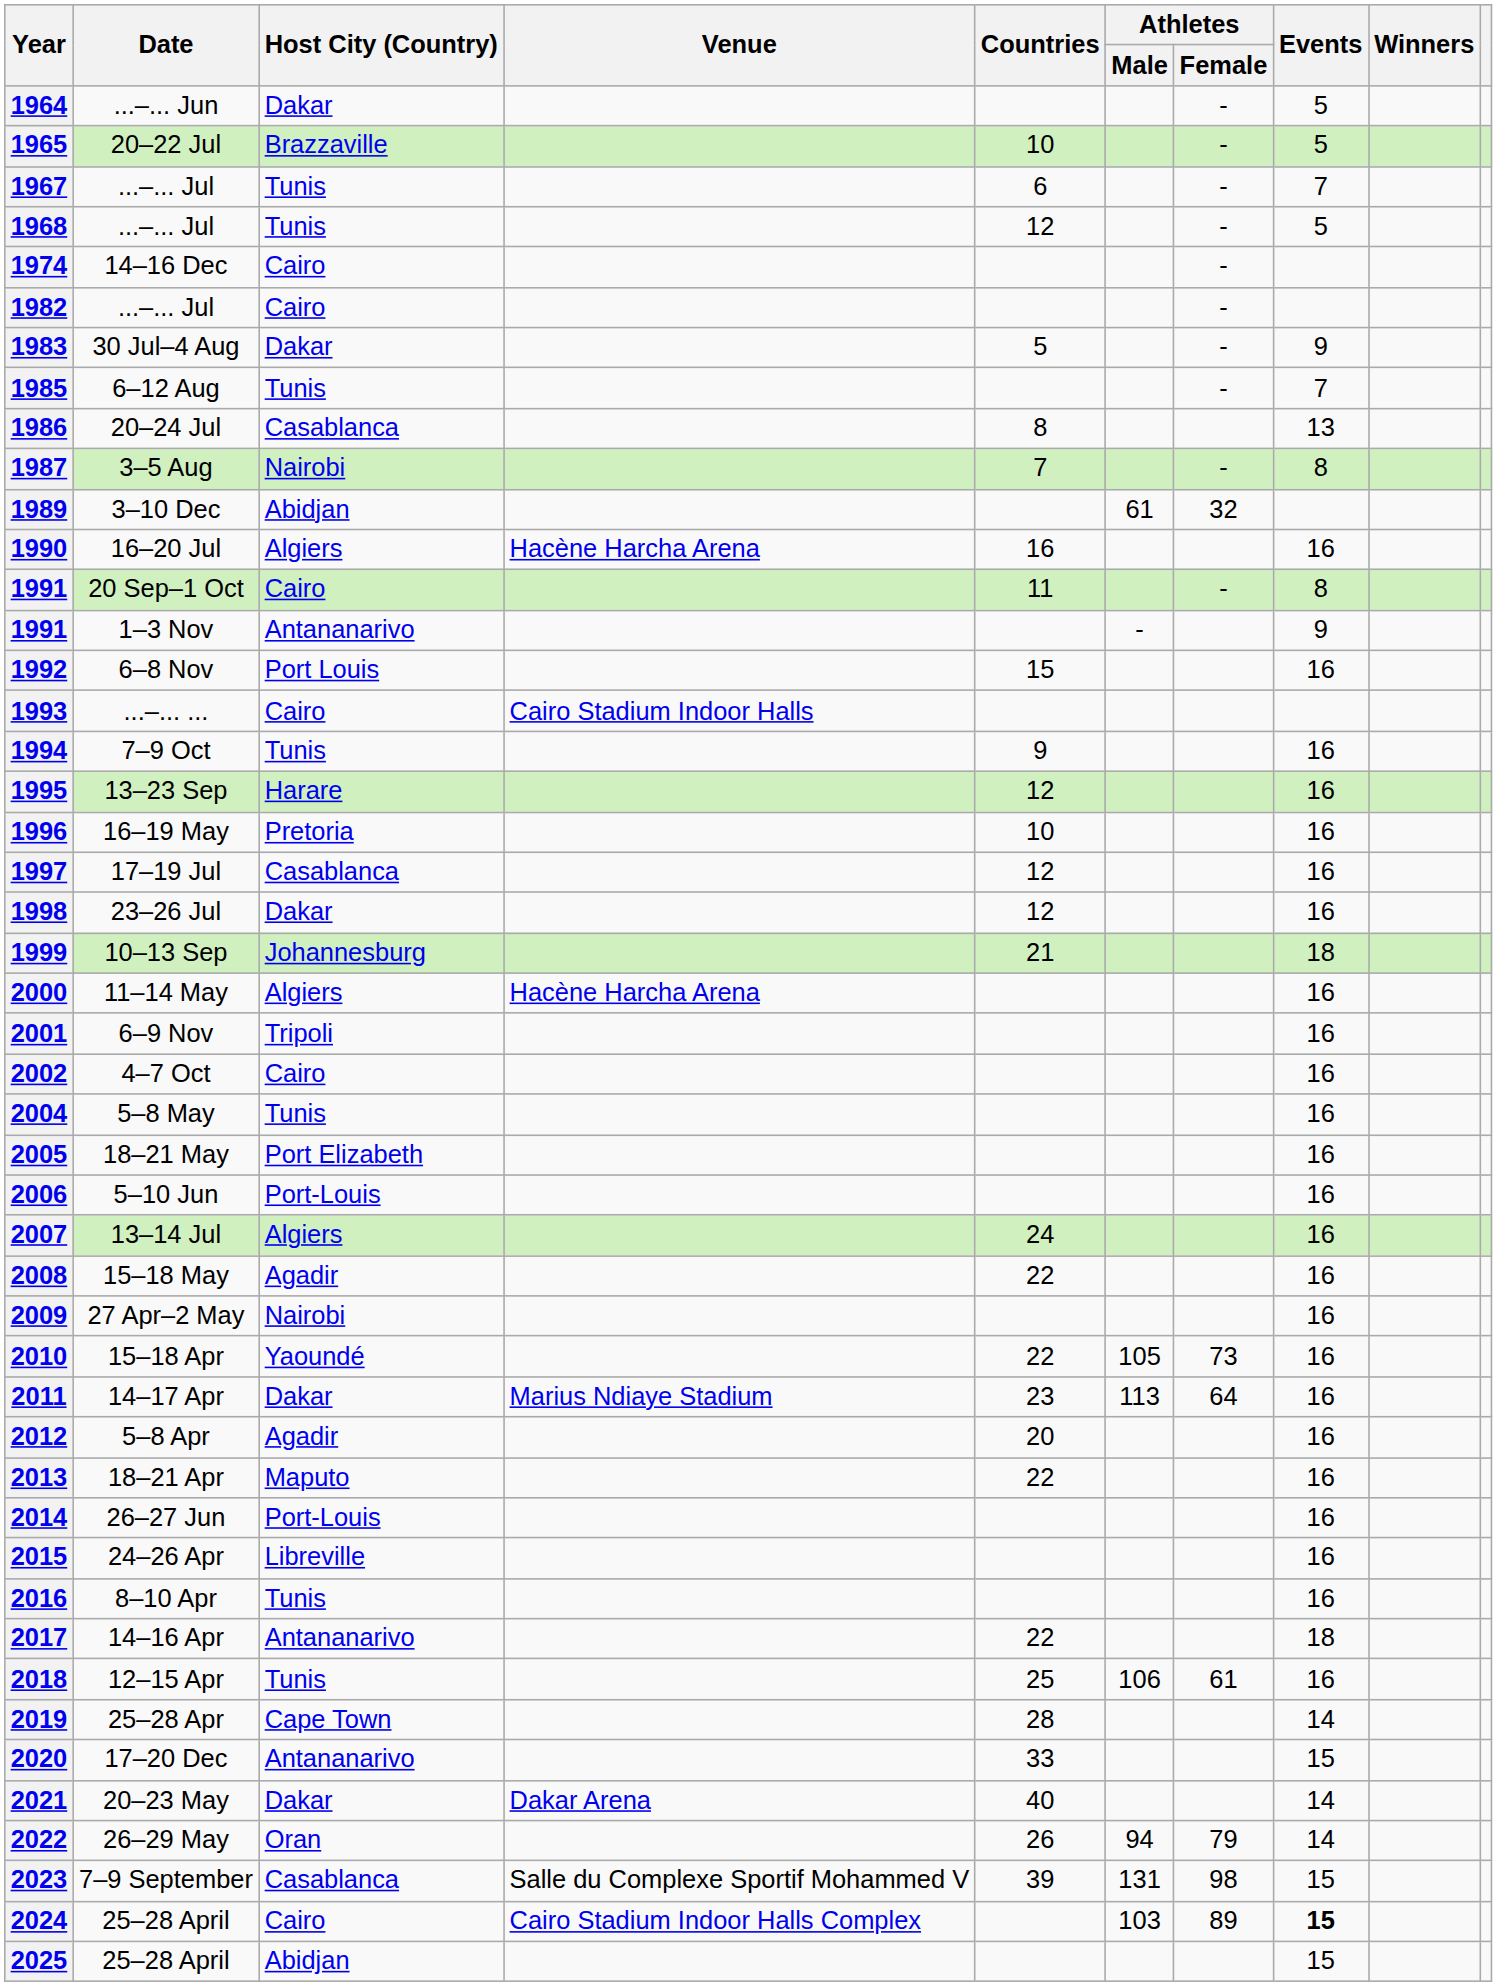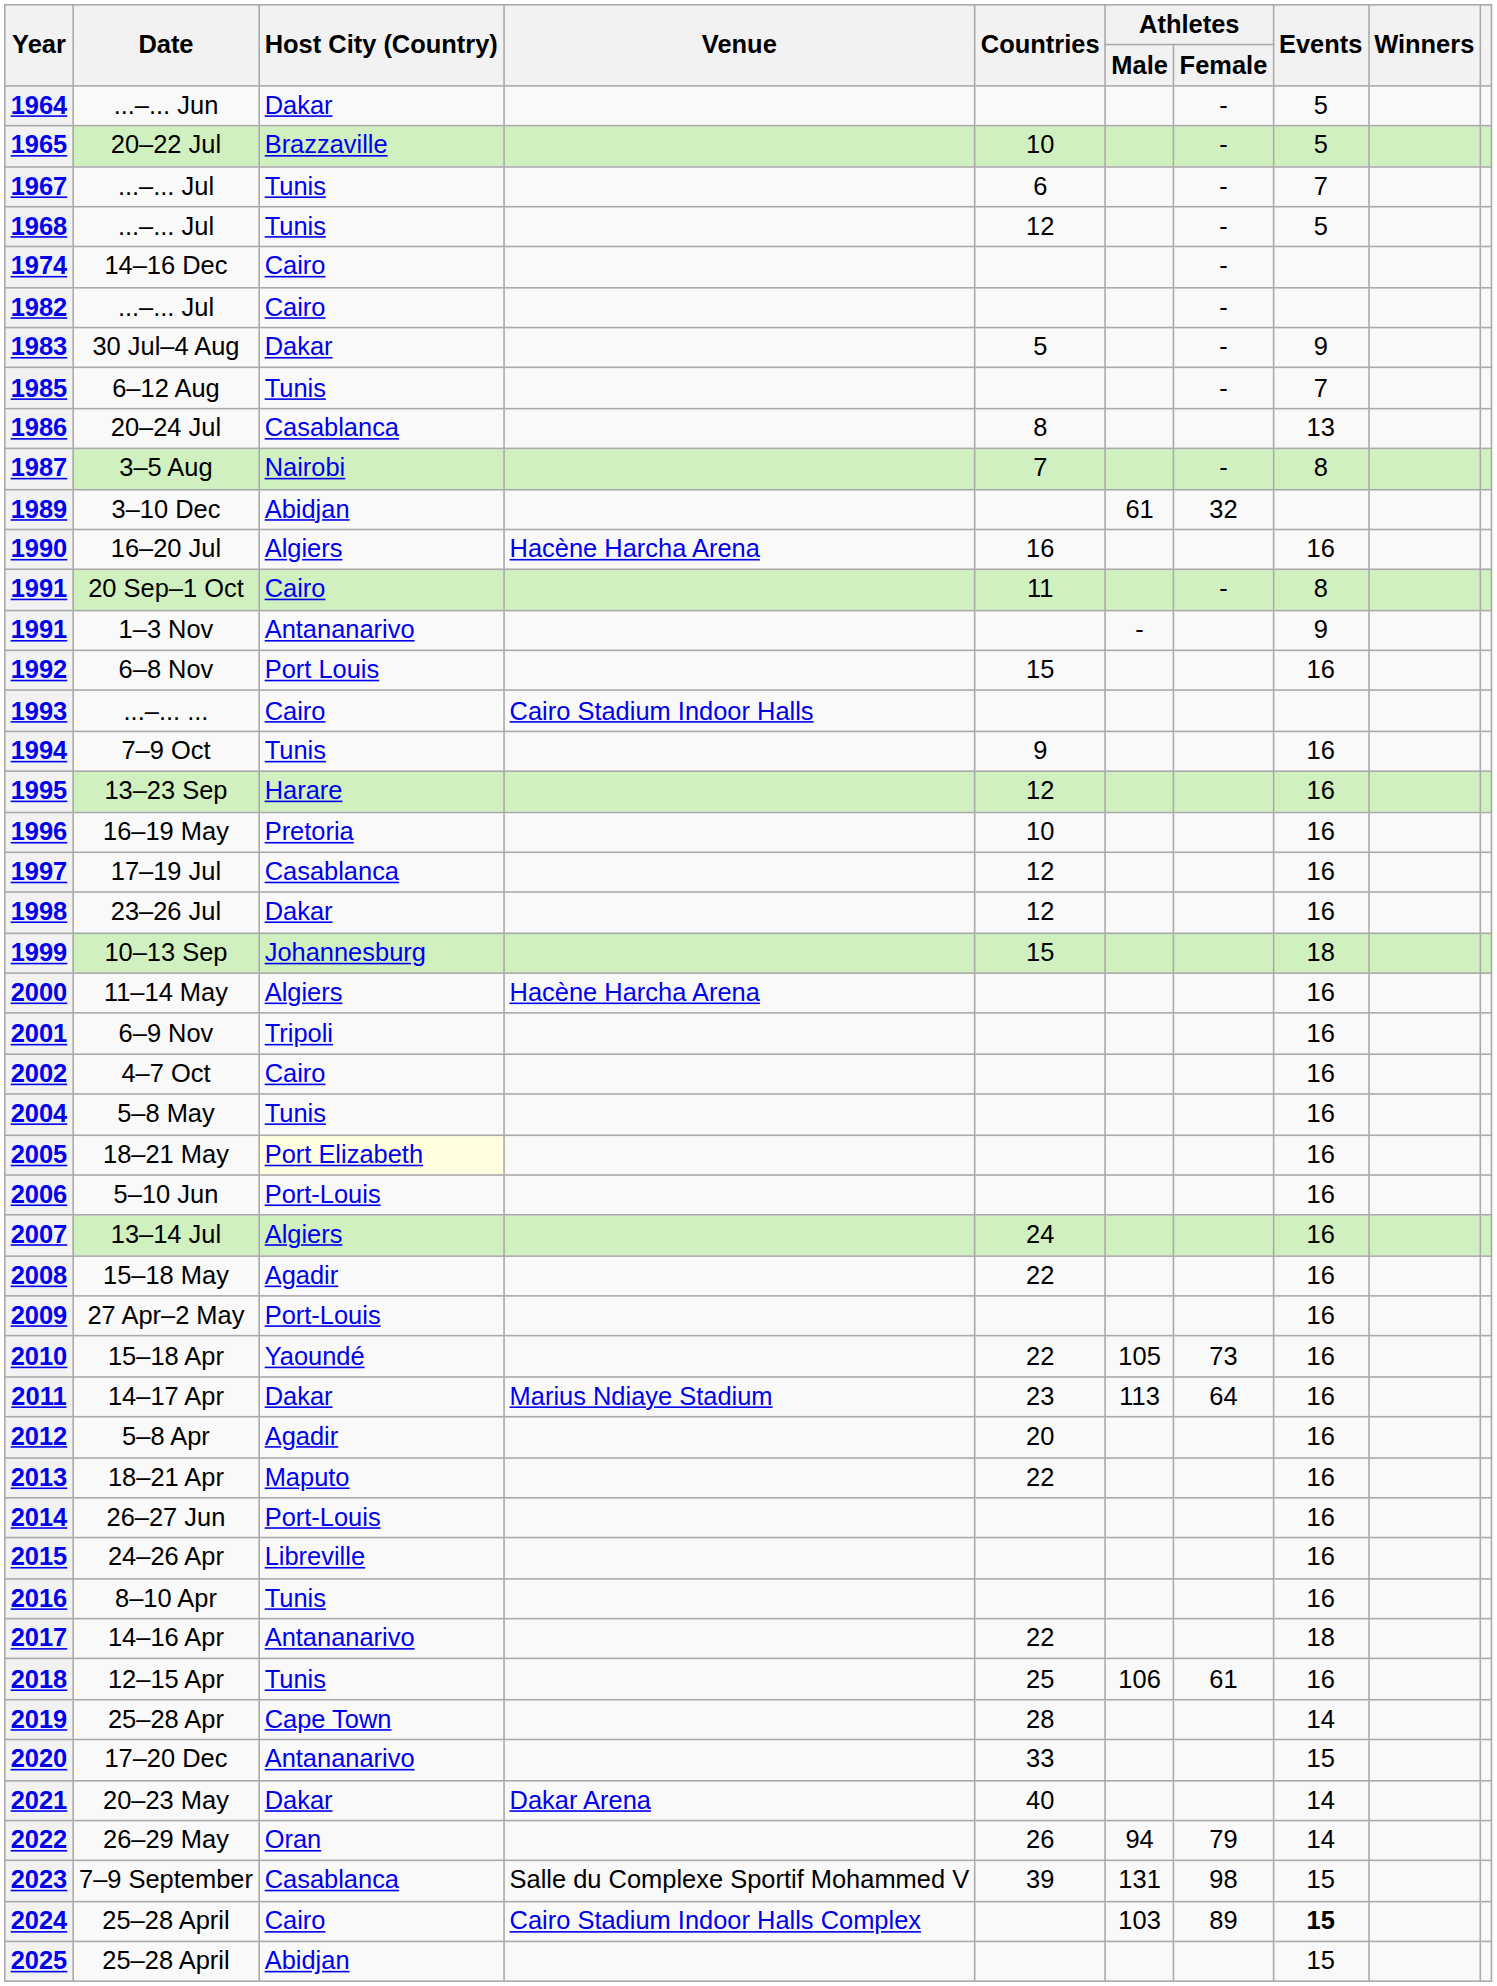(1040, 952) 21 -> (1040, 952) 15
(344, 1154) no background -> (344, 1154) lightyellow background
(305, 1315) Nairobi -> (323, 1315) Port-Louis
